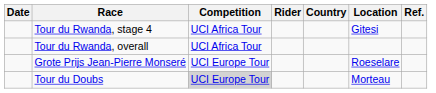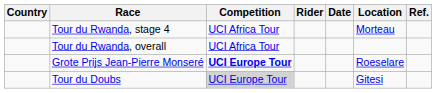columns swapped: (18, 12) <-> (326, 12)
(365, 29) Gitesi -> (375, 29) Morteau
(230, 63) normal -> (250, 63) bold
(371, 79) Morteau -> (369, 79) Gitesi
